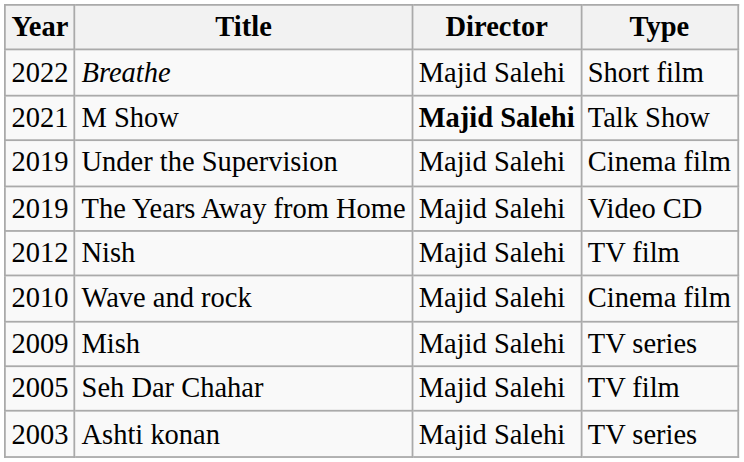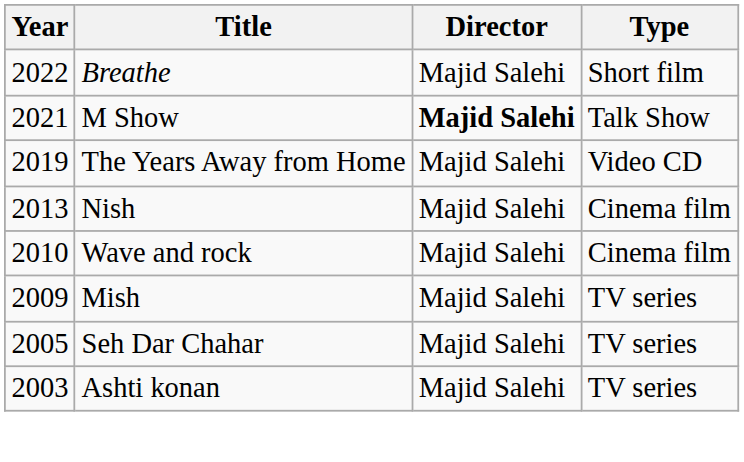- row: (210, 162)
(40, 252) 2012 -> (40, 207) 2013
(634, 252) TV film -> (659, 207) Cinema film
(634, 388) TV film -> (642, 343) TV series
